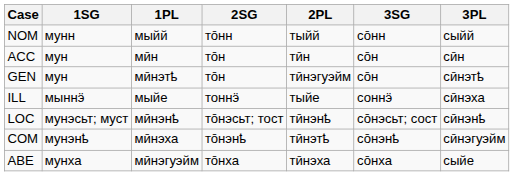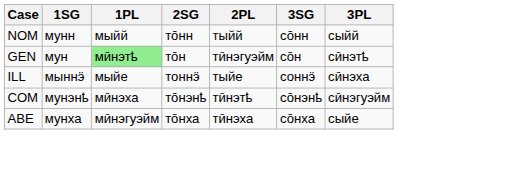- row: (21, 56)
(156, 77) no background -> (116, 56) lightgreen background
- row: (21, 118)
